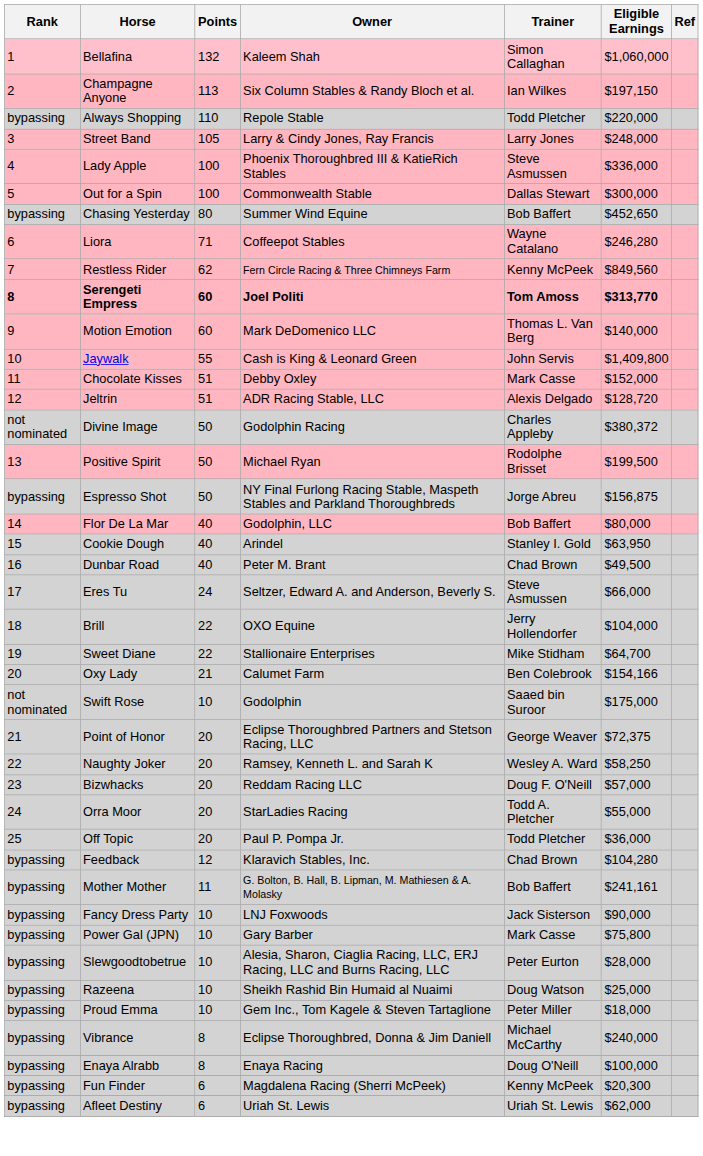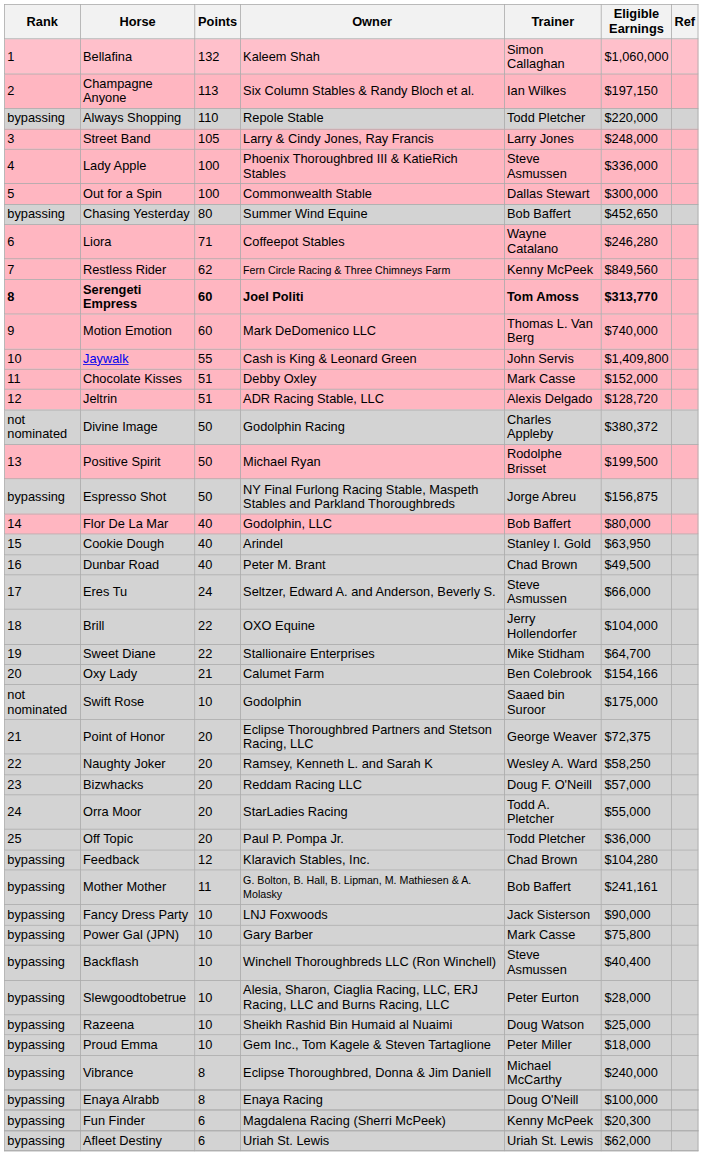(631, 331) $140,000 -> (631, 331) $740,000
+ row: (111, 962)
